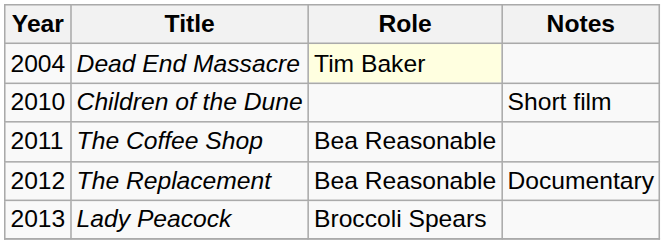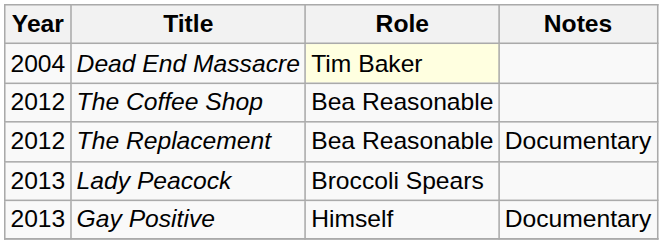- row: (190, 102)
(37, 141) 2011 -> (38, 102) 2012
+ row: (146, 219)
